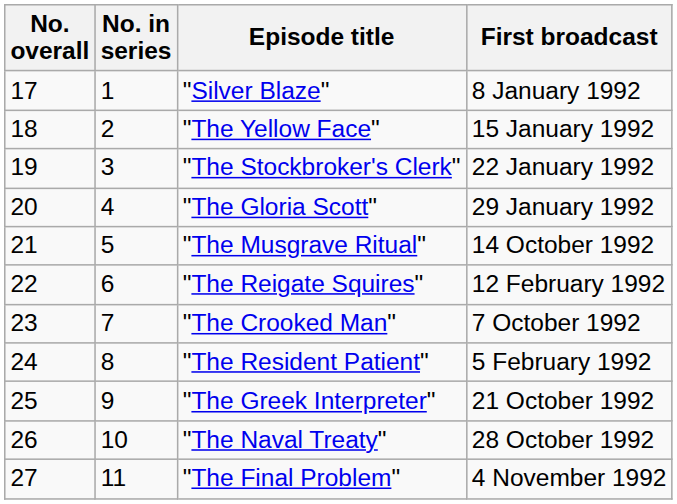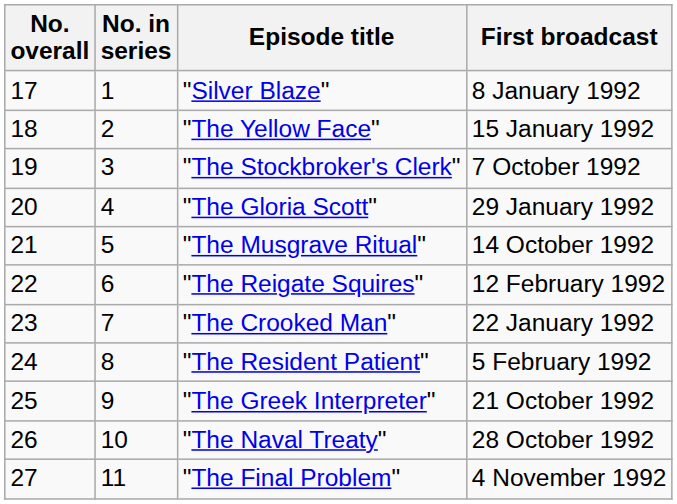(563, 167) 22 January 1992 -> (556, 167) 7 October 1992
(556, 323) 7 October 1992 -> (563, 323) 22 January 1992
